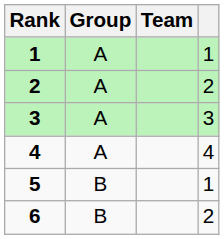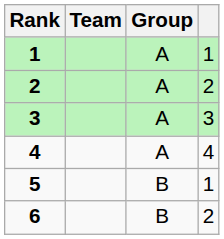columns swapped: (167, 20) <-> (100, 20)
